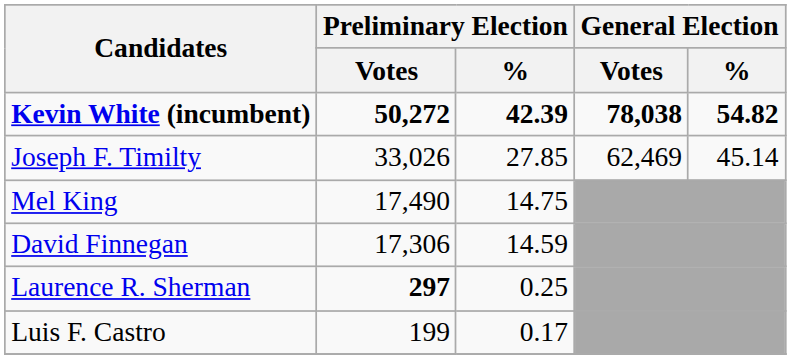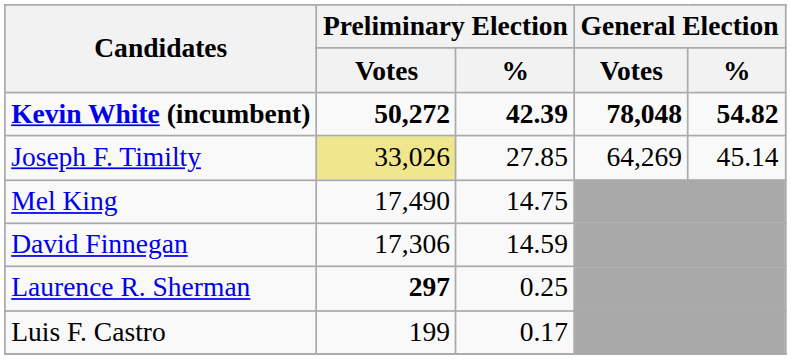(644, 113) 78,038 -> (644, 113) 78,048
(412, 157) no background -> (412, 157) khaki background
(644, 157) 62,469 -> (644, 157) 64,269
